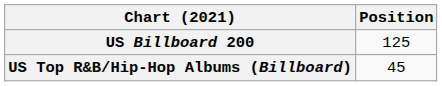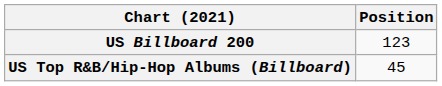(396, 42) 125 -> (396, 42) 123
